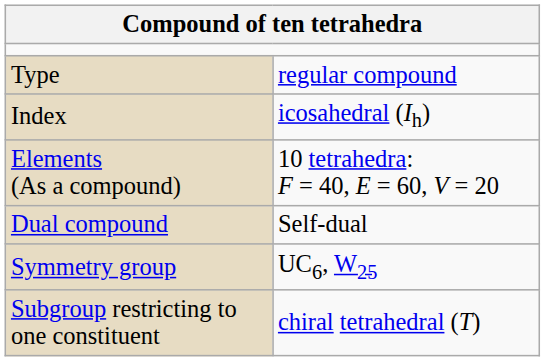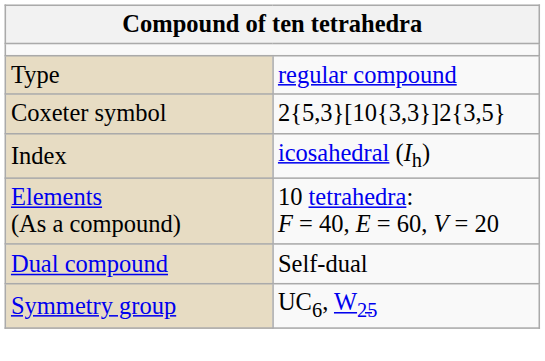+ row: (89, 113)
- row: (124, 322)
